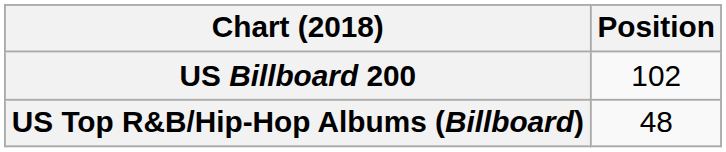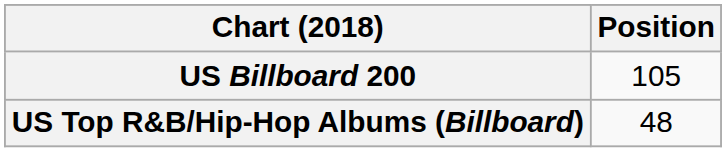(656, 75) 102 -> (656, 75) 105
